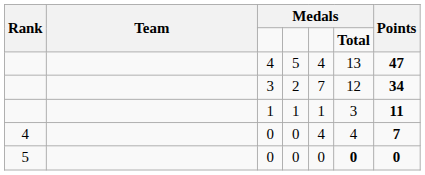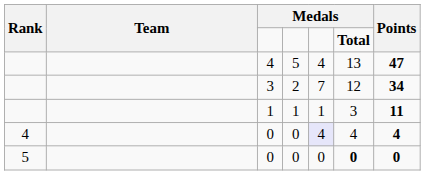(321, 134) no background -> (321, 134) lavender background
(397, 134) 7 -> (397, 134) 4
